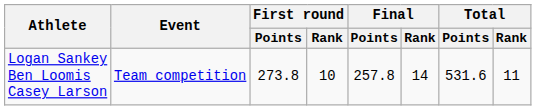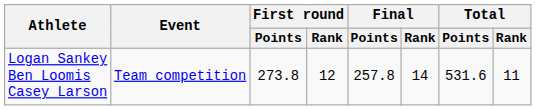(327, 76) 10 -> (327, 76) 12
